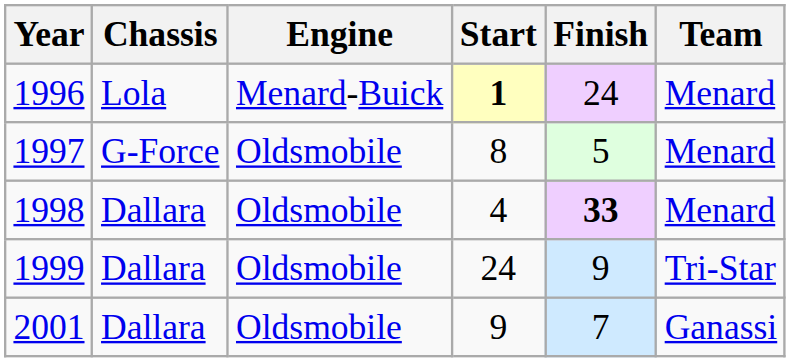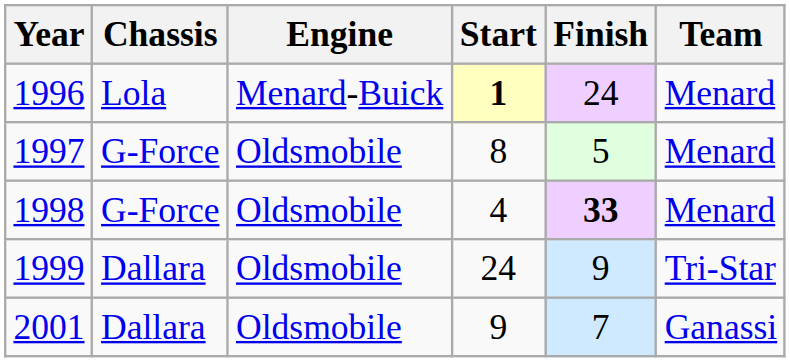(153, 209) Dallara -> (160, 209) G-Force
